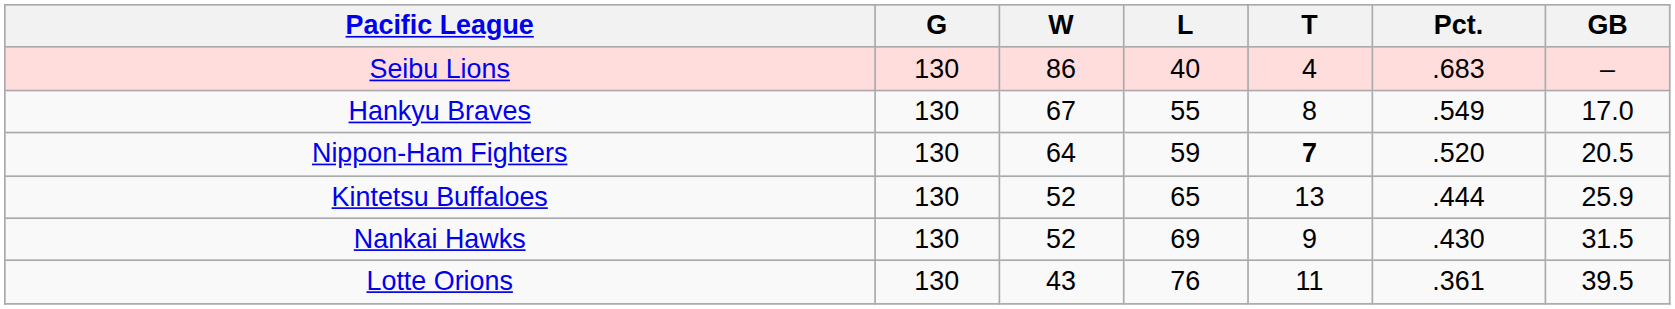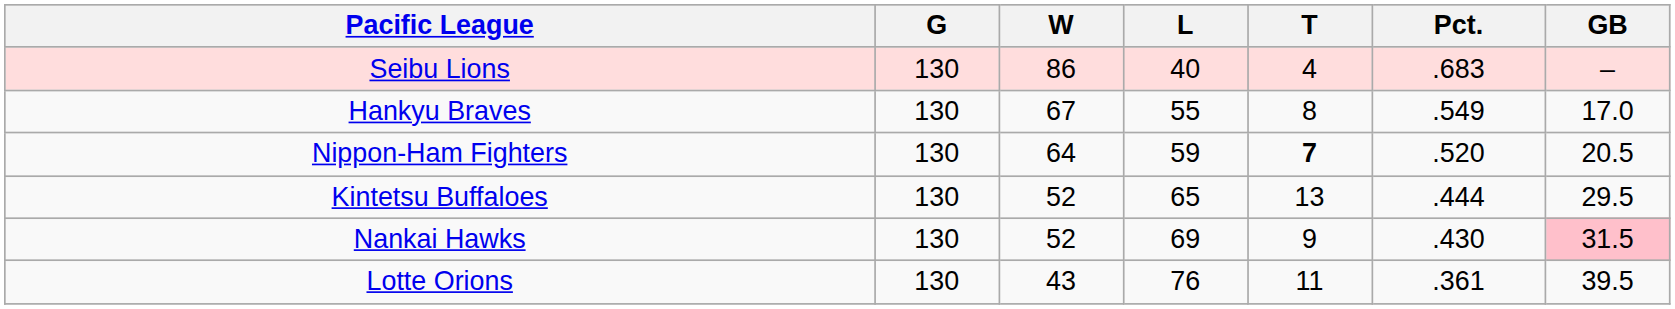(1608, 196) 25.9 -> (1608, 196) 29.5
(1608, 238) no background -> (1608, 238) pink background
